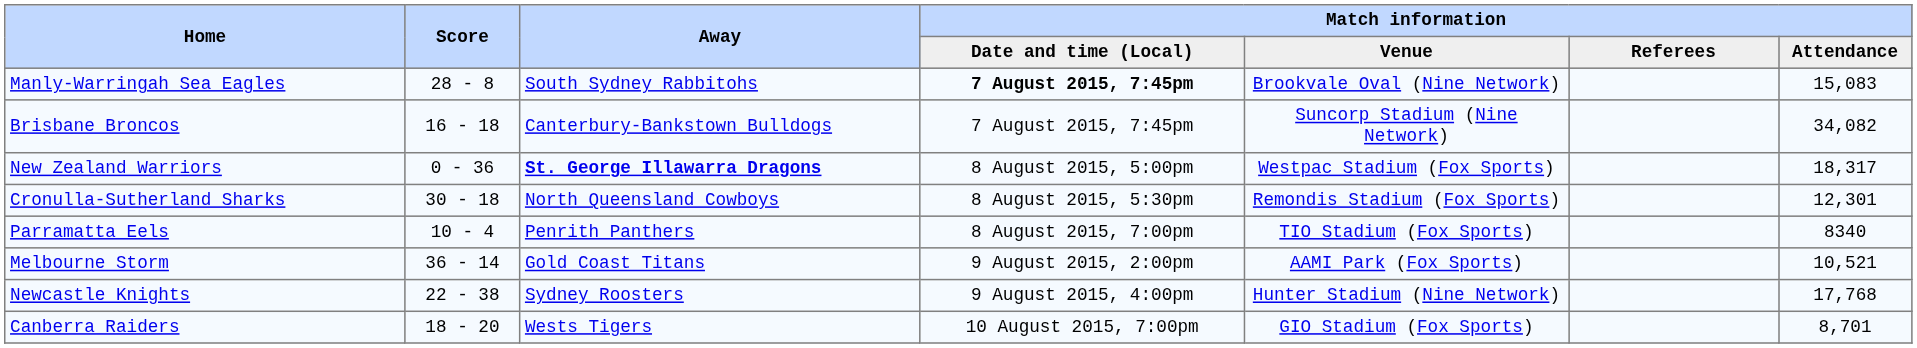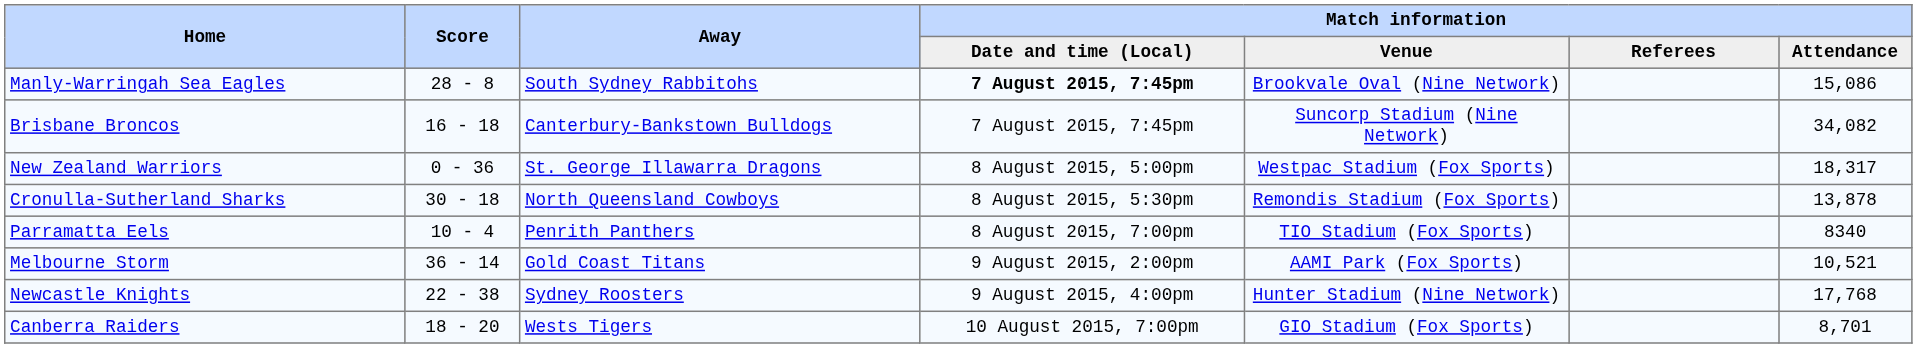(1845, 84) 15,083 -> (1845, 84) 15,086
(673, 169) bold -> (673, 169) normal
(1845, 200) 12,301 -> (1845, 200) 13,878
